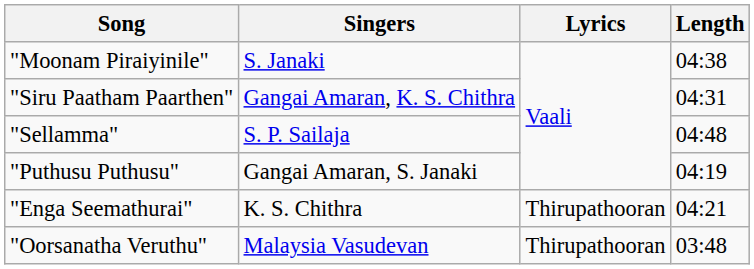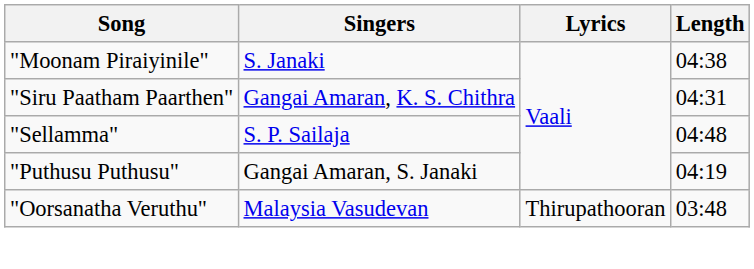- row: (101, 208)
